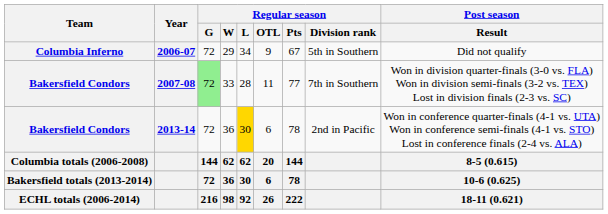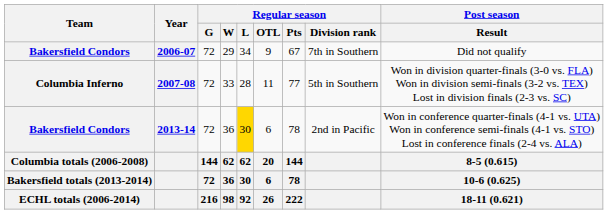(79, 51) Columbia Inferno -> (79, 51) Bakersfield Condors
(343, 51) 5th in Southern -> (343, 51) 7th in Southern
(79, 83) Bakersfield Condors -> (79, 83) Columbia Inferno
(209, 83) lightgreen background -> (209, 83) no background
(343, 83) 7th in Southern -> (343, 83) 5th in Southern
